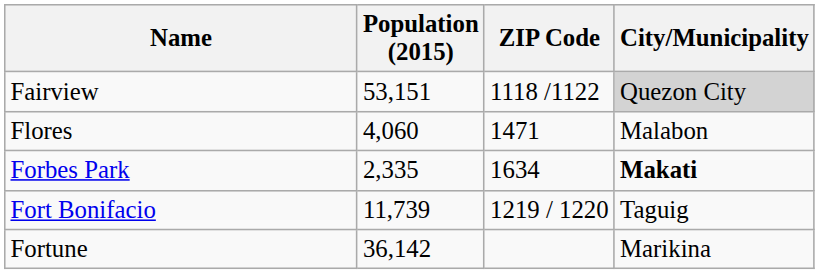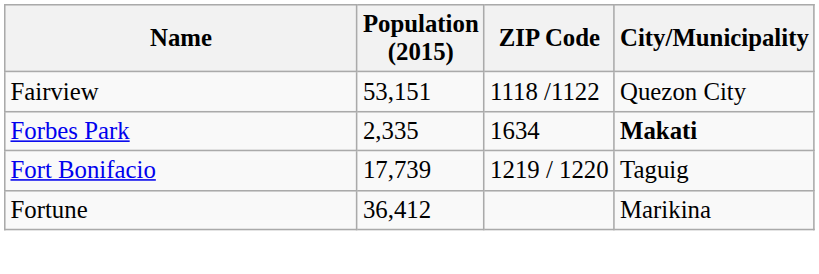(683, 91) lightgrey background -> (683, 91) no background
- row: (41, 130)
(397, 209) 11,739 -> (397, 170) 17,739
(397, 248) 36,142 -> (397, 209) 36,412
